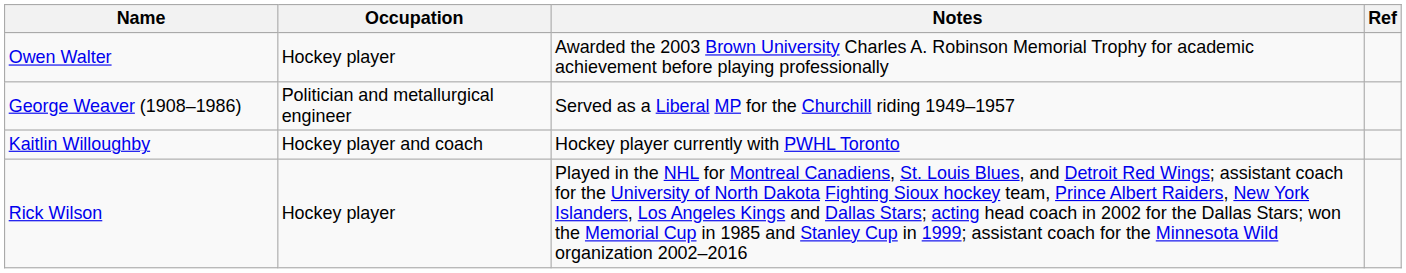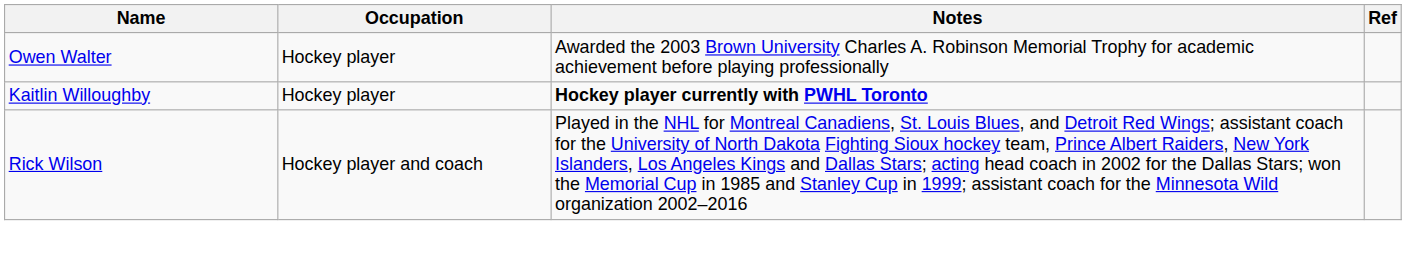- row: (125, 105)
(382, 144) Hockey player and coach -> (338, 95) Hockey player
(727, 144) normal -> (741, 95) bold
(338, 213) Hockey player -> (382, 164) Hockey player and coach
